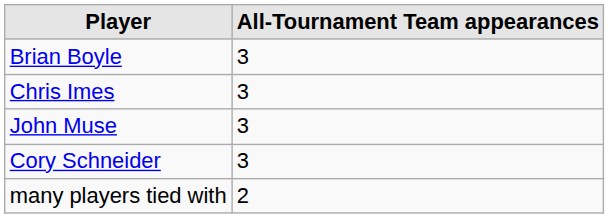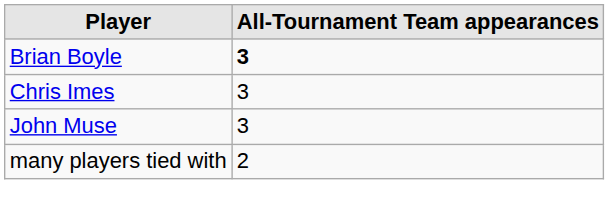(243, 56) normal -> (243, 56) bold
- row: (85, 160)
